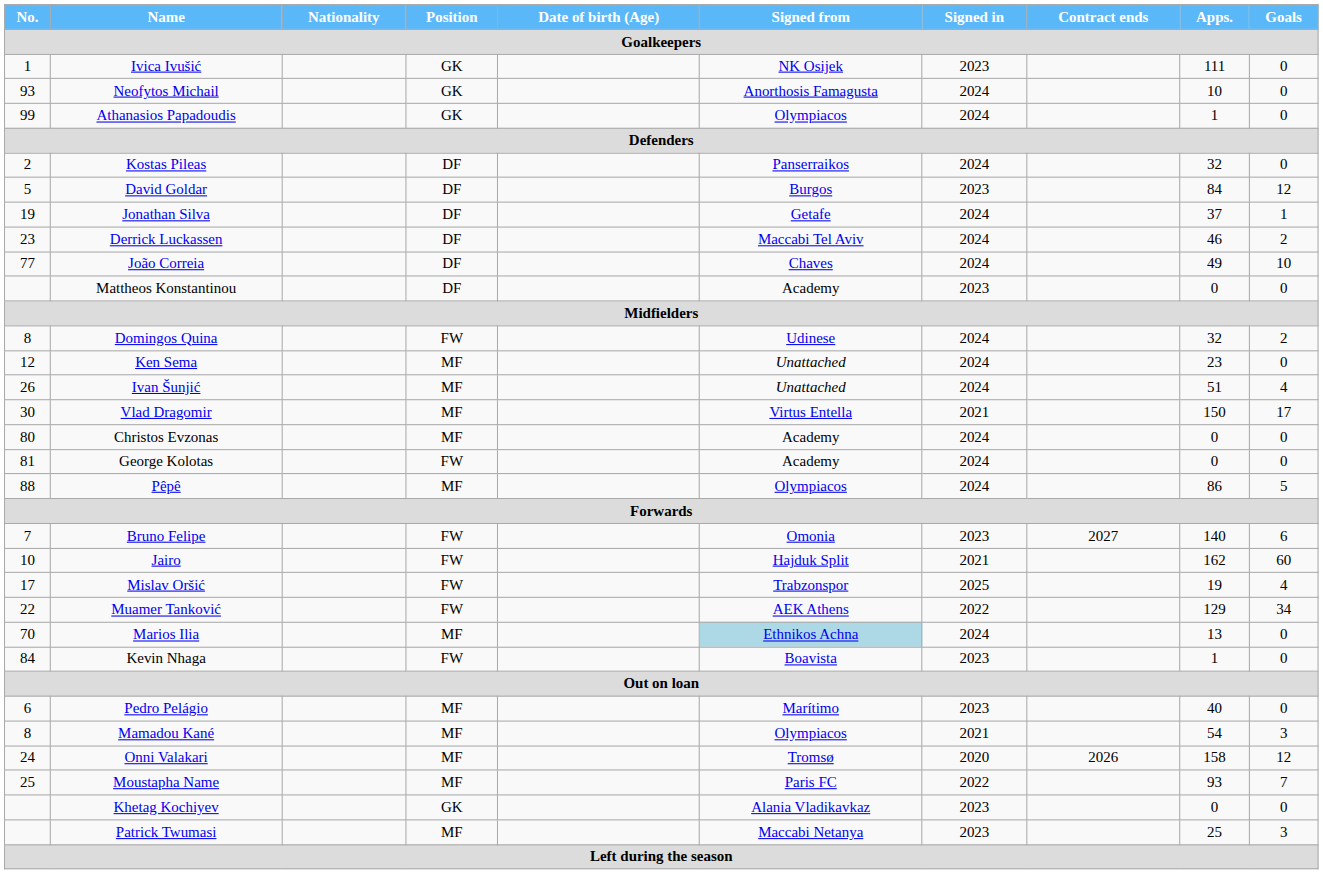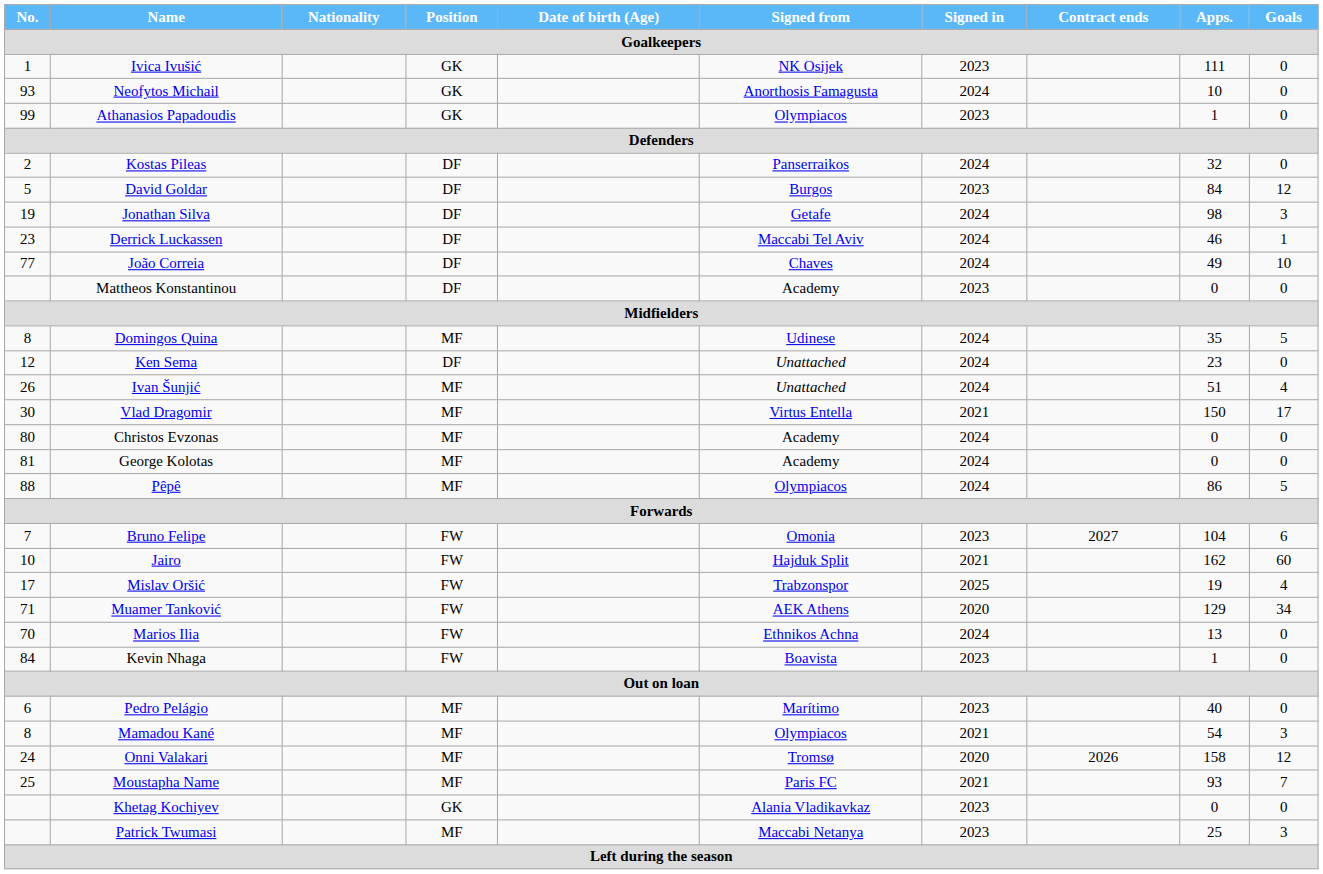(974, 116) 2024 -> (974, 116) 2023
(1215, 214) 37 -> (1215, 214) 98
(1284, 214) 1 -> (1284, 214) 3
(1284, 239) 2 -> (1284, 239) 1
(452, 338) FW -> (452, 338) MF
(1215, 338) 32 -> (1215, 338) 35
(1284, 338) 2 -> (1284, 338) 5
(452, 363) MF -> (452, 363) DF
(452, 461) FW -> (452, 461) MF
(1215, 535) 140 -> (1215, 535) 104
(27, 610) 22 -> (27, 610) 71
(974, 610) 2022 -> (974, 610) 2020
(452, 634) MF -> (452, 634) FW
(811, 634) lightblue background -> (811, 634) no background
(974, 782) 2022 -> (974, 782) 2021
